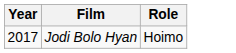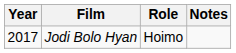+ column: (209, 15)
